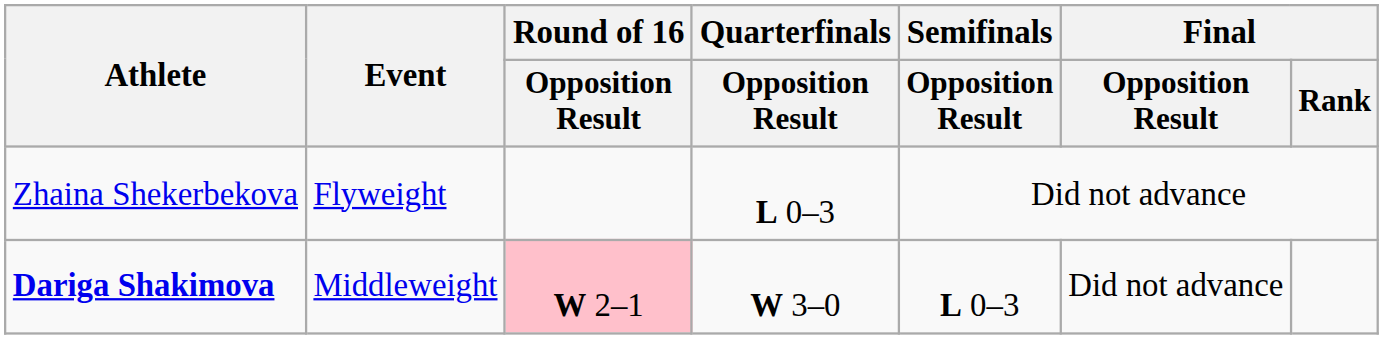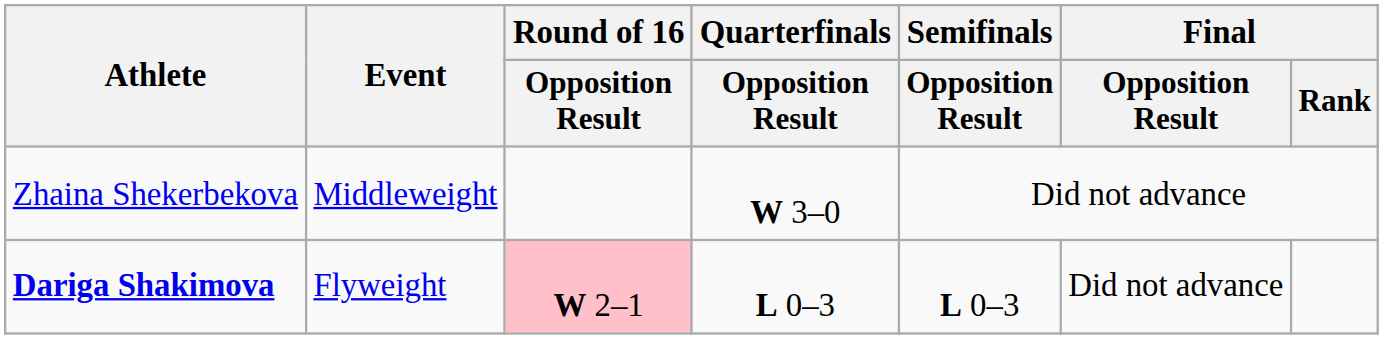(380, 193) Flyweight -> (405, 193) Middleweight
(795, 212) L 0–3 -> (795, 212) W 3–0
(405, 286) Middleweight -> (380, 286) Flyweight
(795, 305) W 3–0 -> (795, 305) L 0–3
